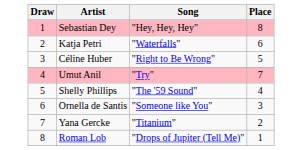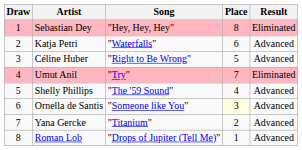+ column: (274, 12)
(260, 106) no background -> (236, 106) lightyellow background
